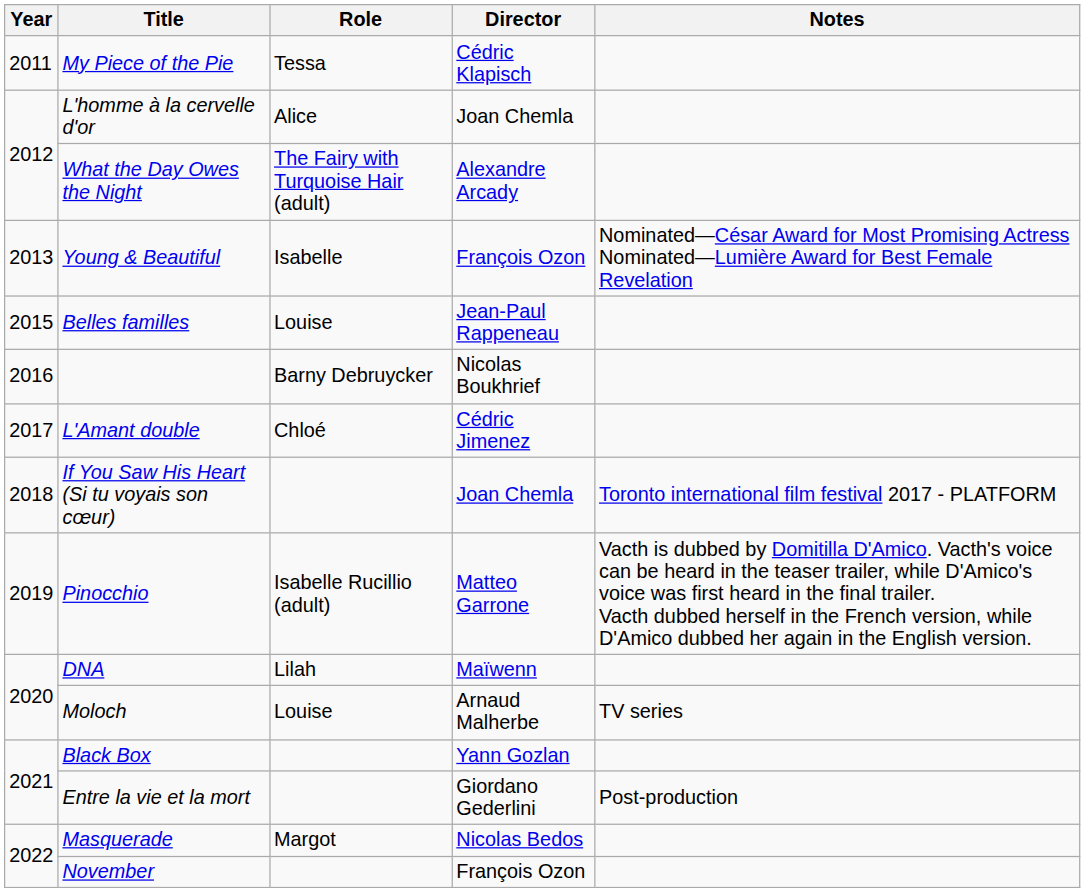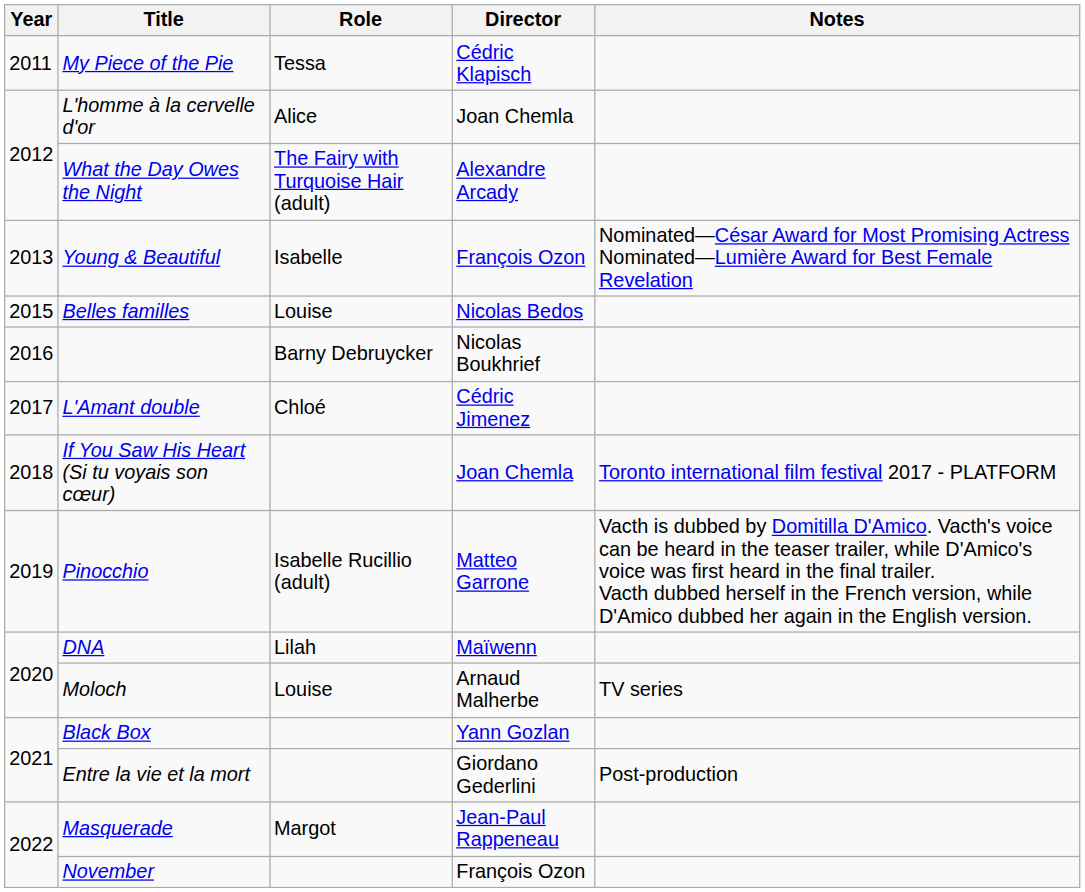(508, 322) Jean-Paul Rappeneau -> (520, 311) Nicolas Bedos
(520, 840) Nicolas Bedos -> (508, 829) Jean-Paul Rappeneau
